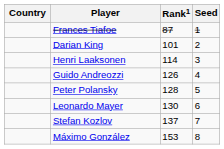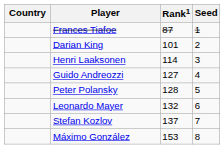(170, 75) 126 -> (170, 75) 127
(170, 106) 130 -> (170, 106) 132
